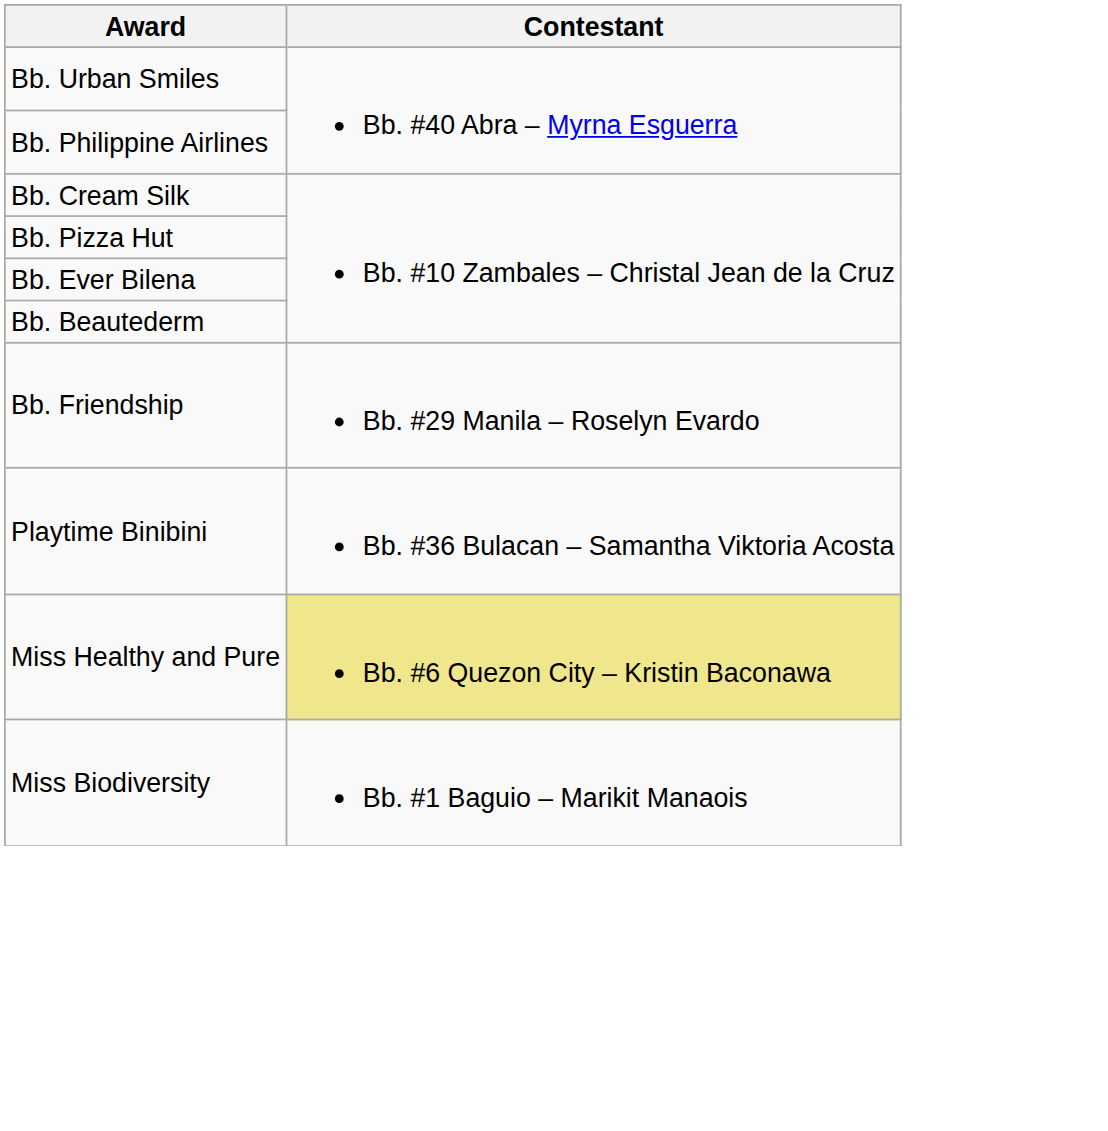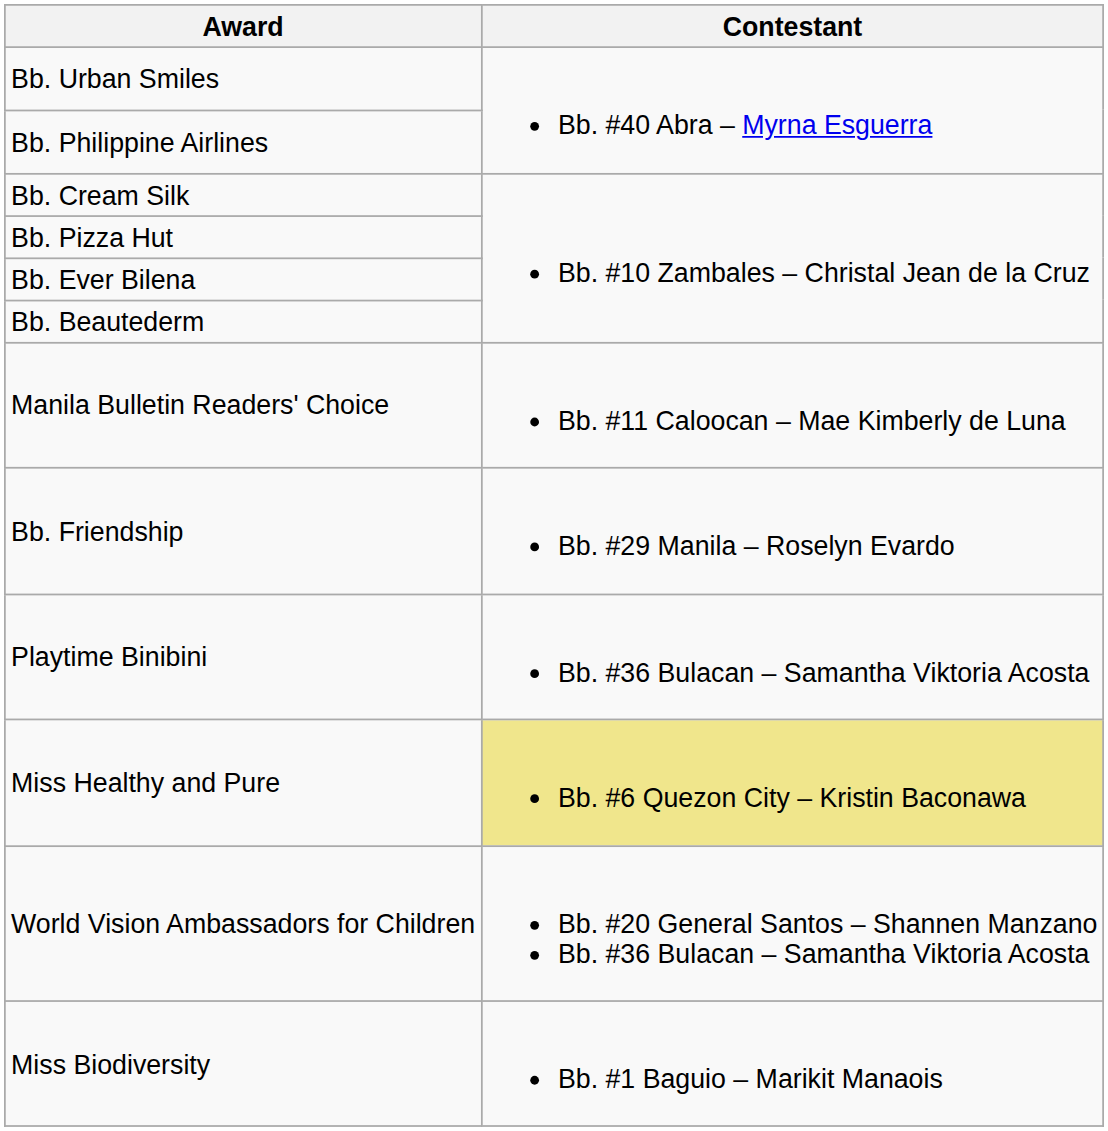+ row: (200, 405)
+ row: (243, 923)
